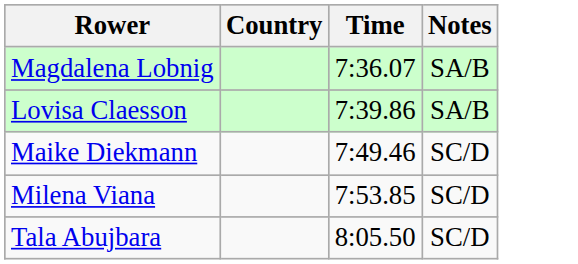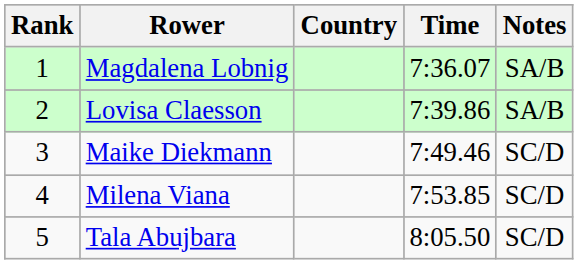+ column: (42, 25)
